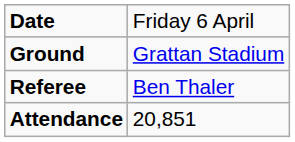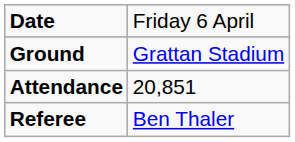rows swapped: (66, 119) <-> (48, 86)
